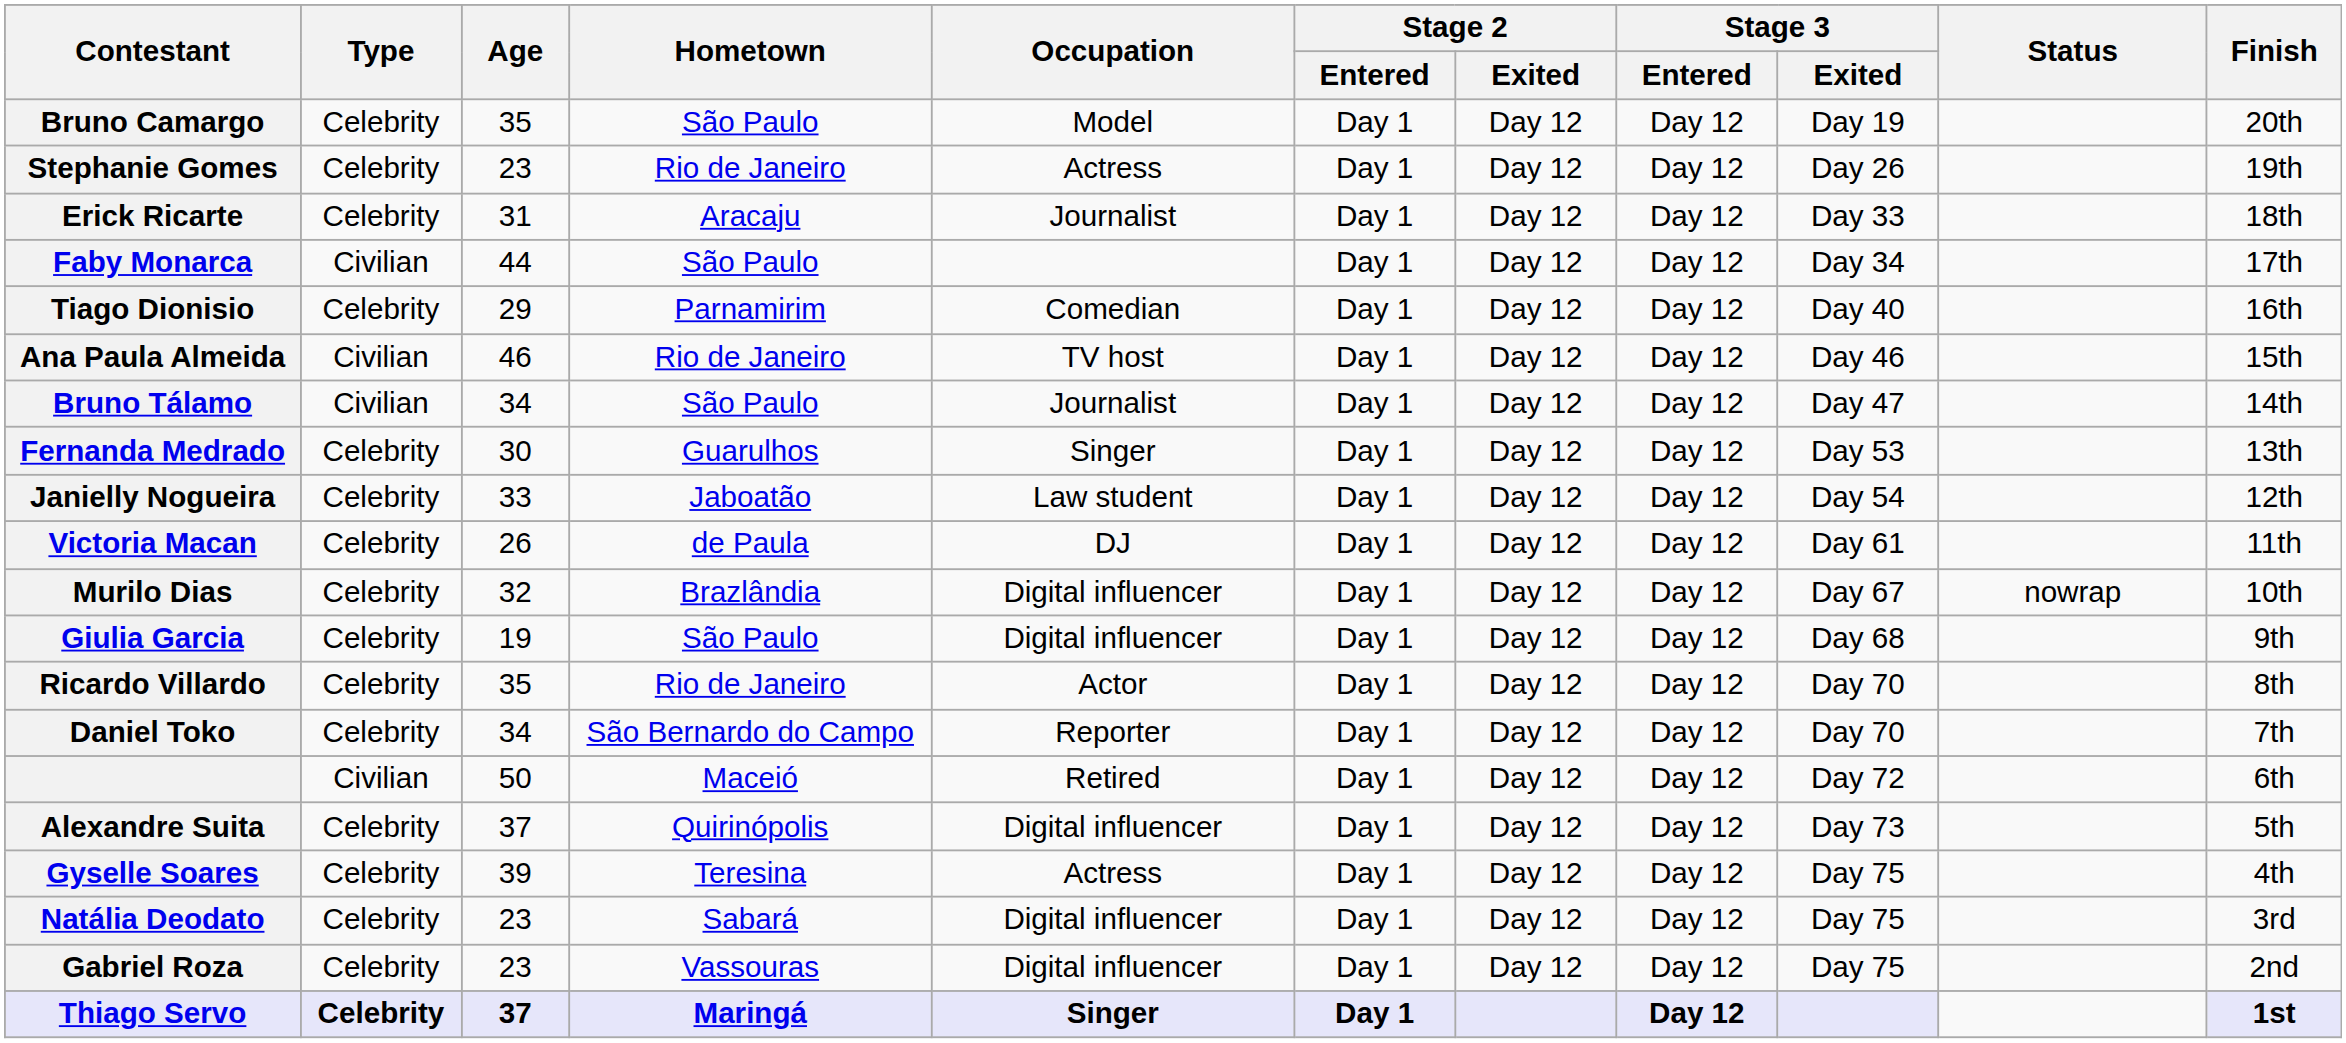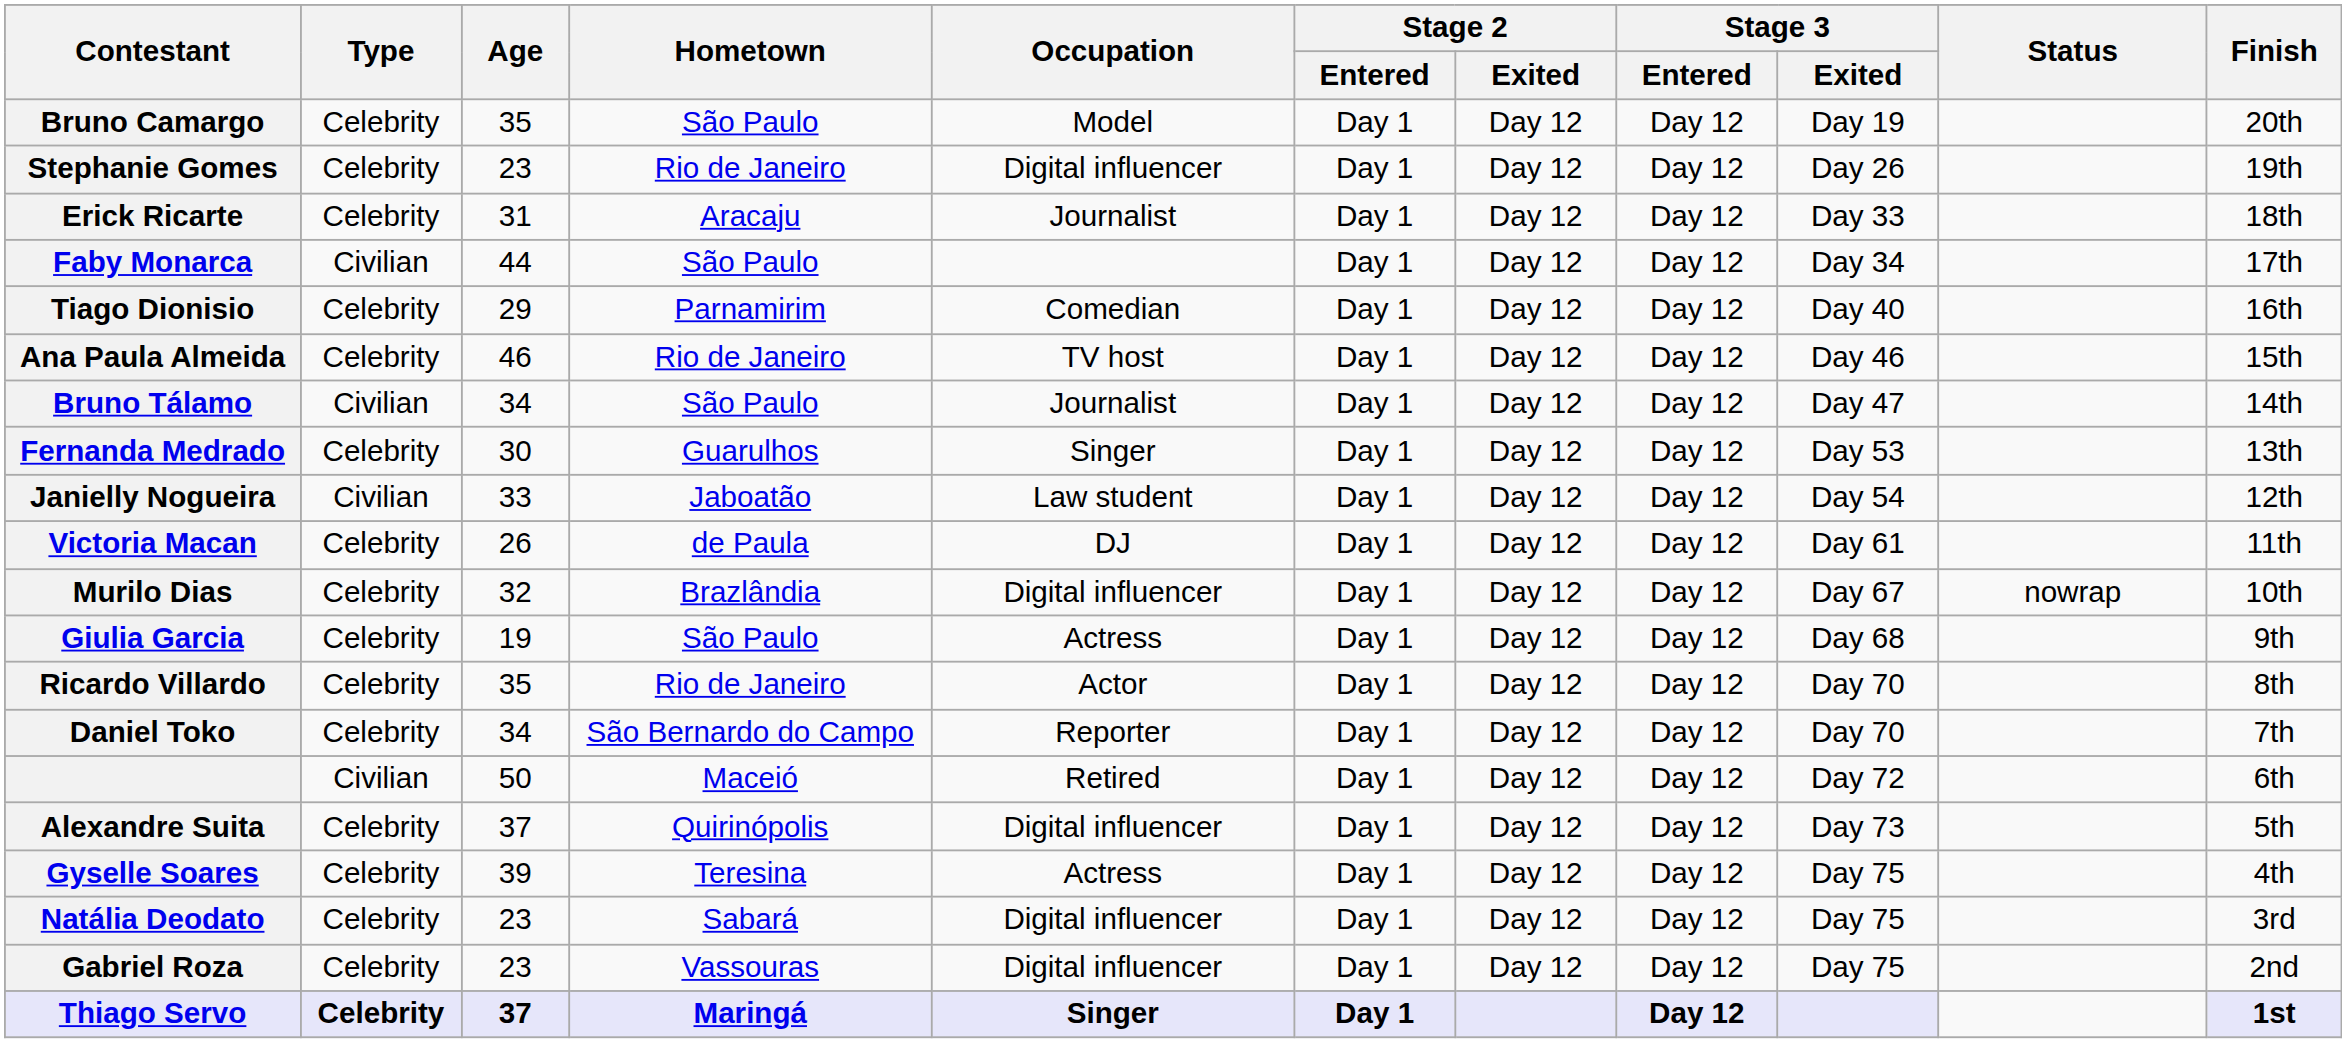(1113, 168) Actress -> (1113, 168) Digital influencer
(381, 356) Civilian -> (381, 356) Celebrity
(381, 497) Celebrity -> (381, 497) Civilian
(1113, 638) Digital influencer -> (1113, 638) Actress
